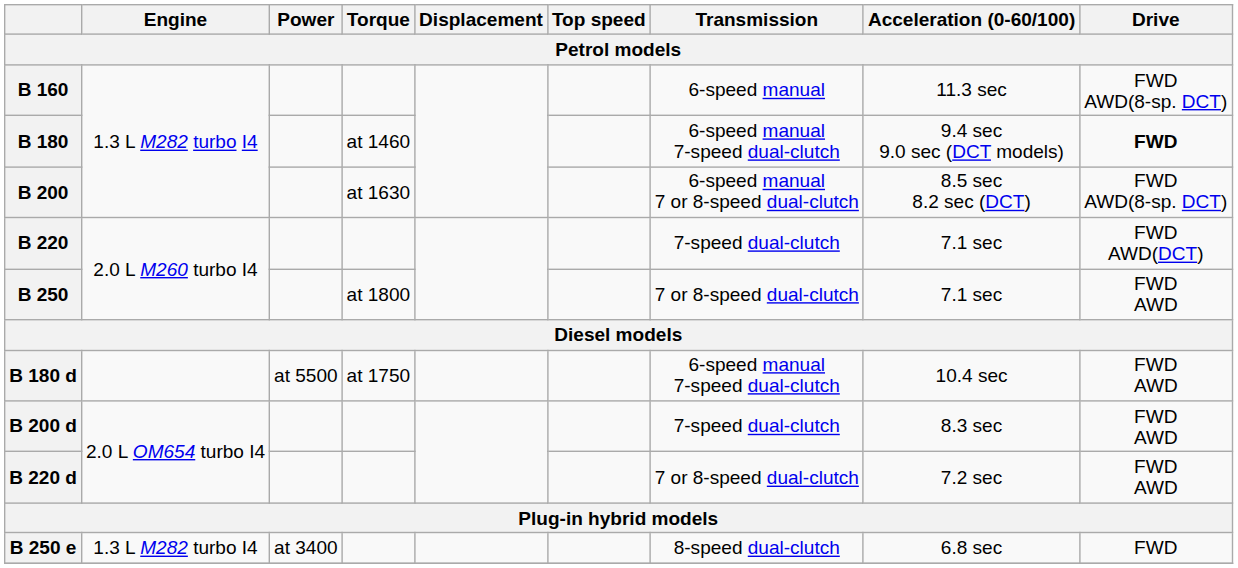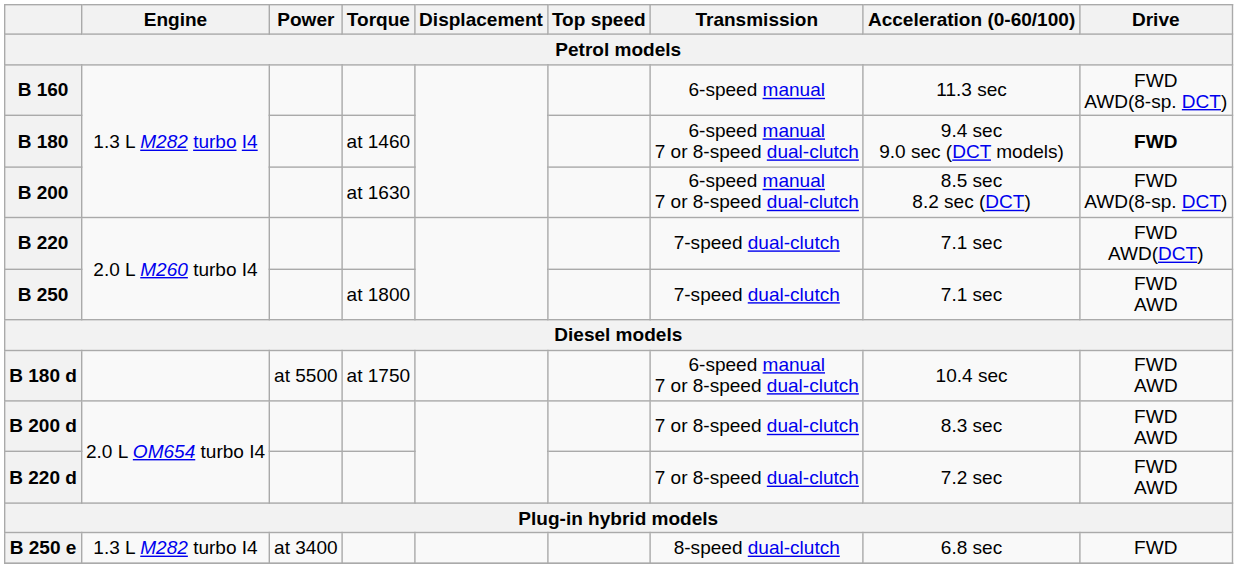(757, 141) 6-speed manual 7-speed dual-clutch -> (757, 141) 6-speed manual 7 or 8-speed dual-clutch
(757, 294) 7 or 8-speed dual-clutch -> (757, 294) 7-speed dual-clutch
(757, 375) 6-speed manual 7-speed dual-clutch -> (757, 375) 6-speed manual 7 or 8-speed dual-clutch
(757, 426) 7-speed dual-clutch -> (757, 426) 7 or 8-speed dual-clutch
